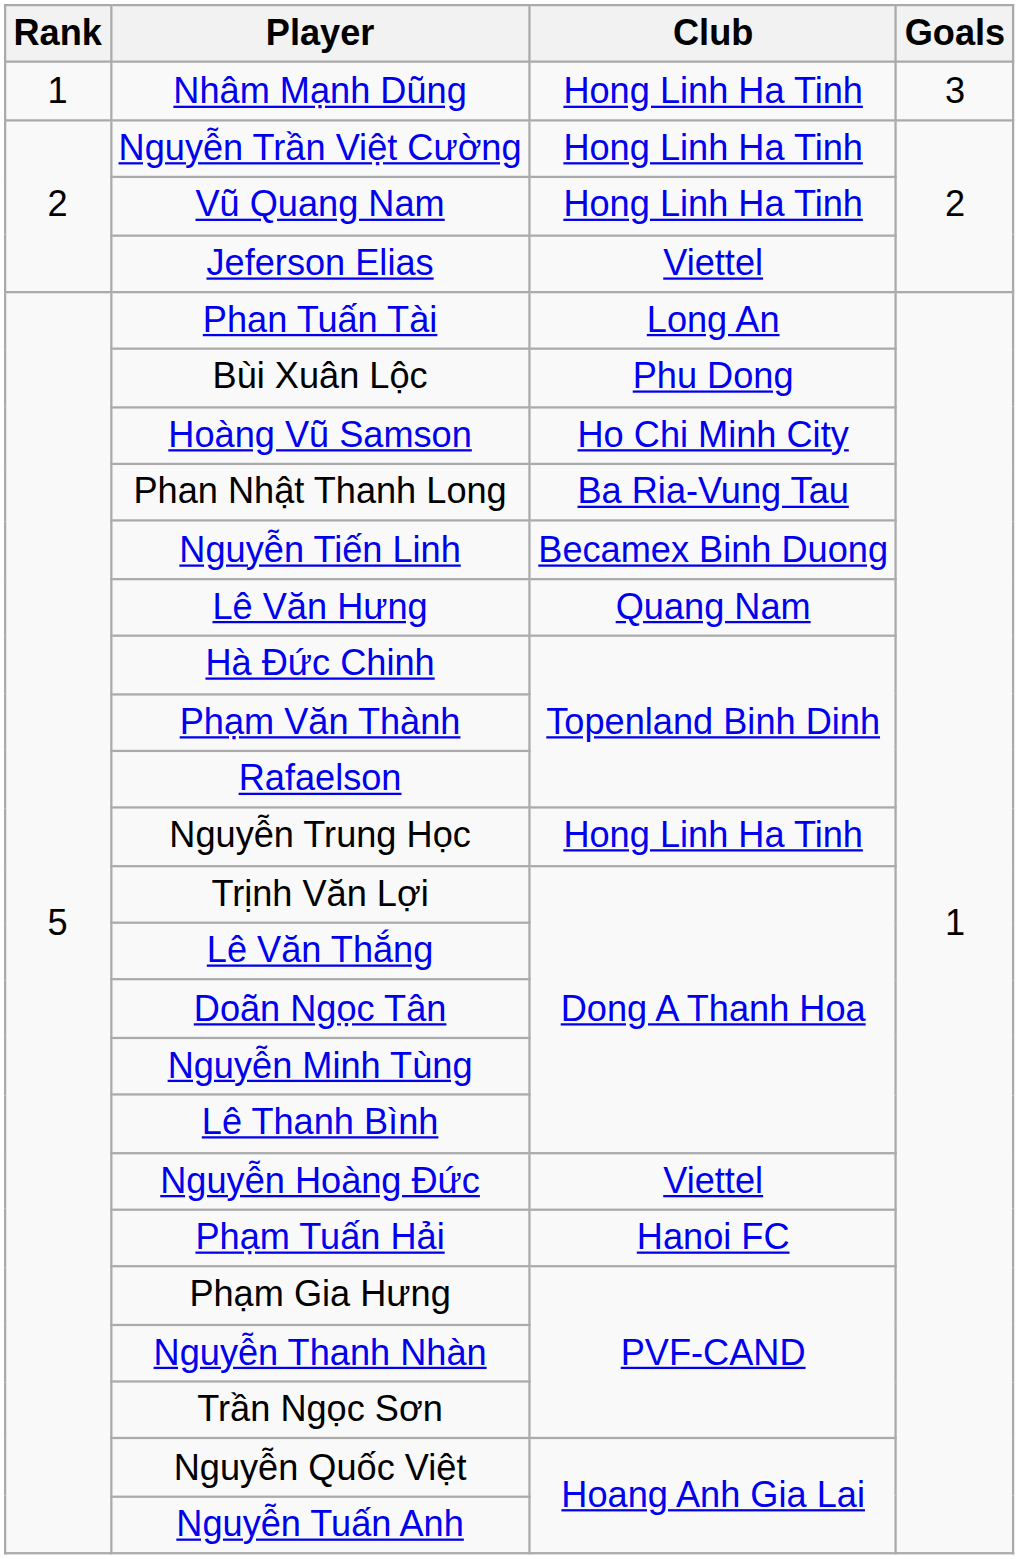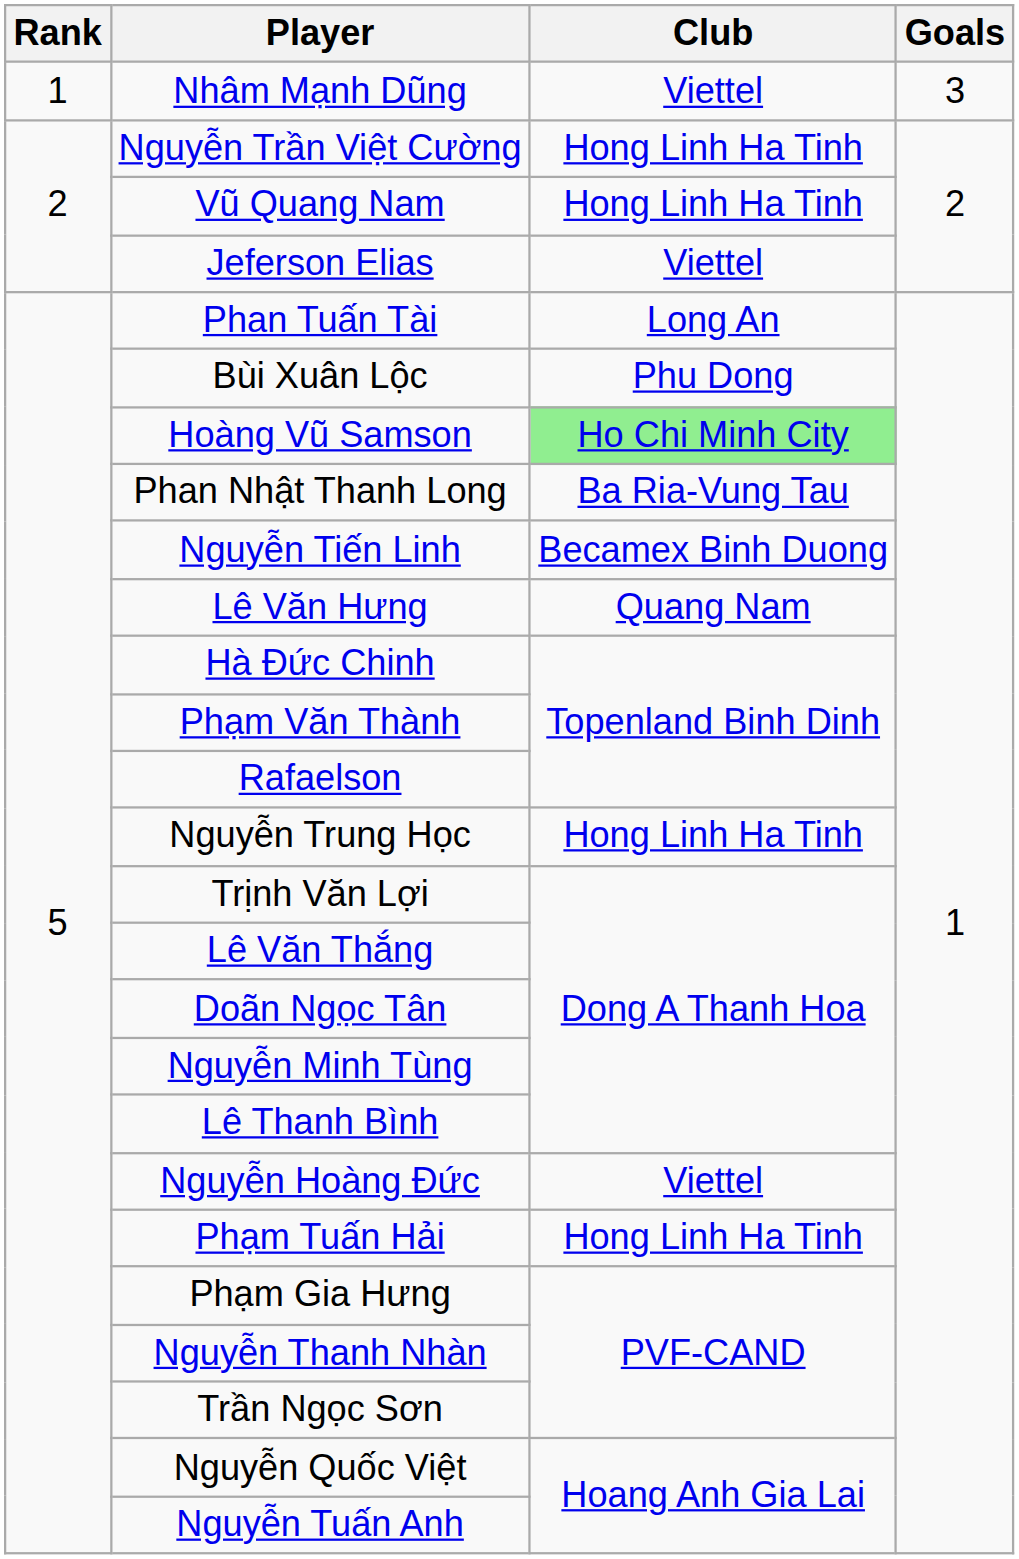(713, 90) Hong Linh Ha Tinh -> (713, 90) Viettel
(713, 434) no background -> (713, 434) lightgreen background
(713, 1237) Hanoi FC -> (713, 1237) Hong Linh Ha Tinh
